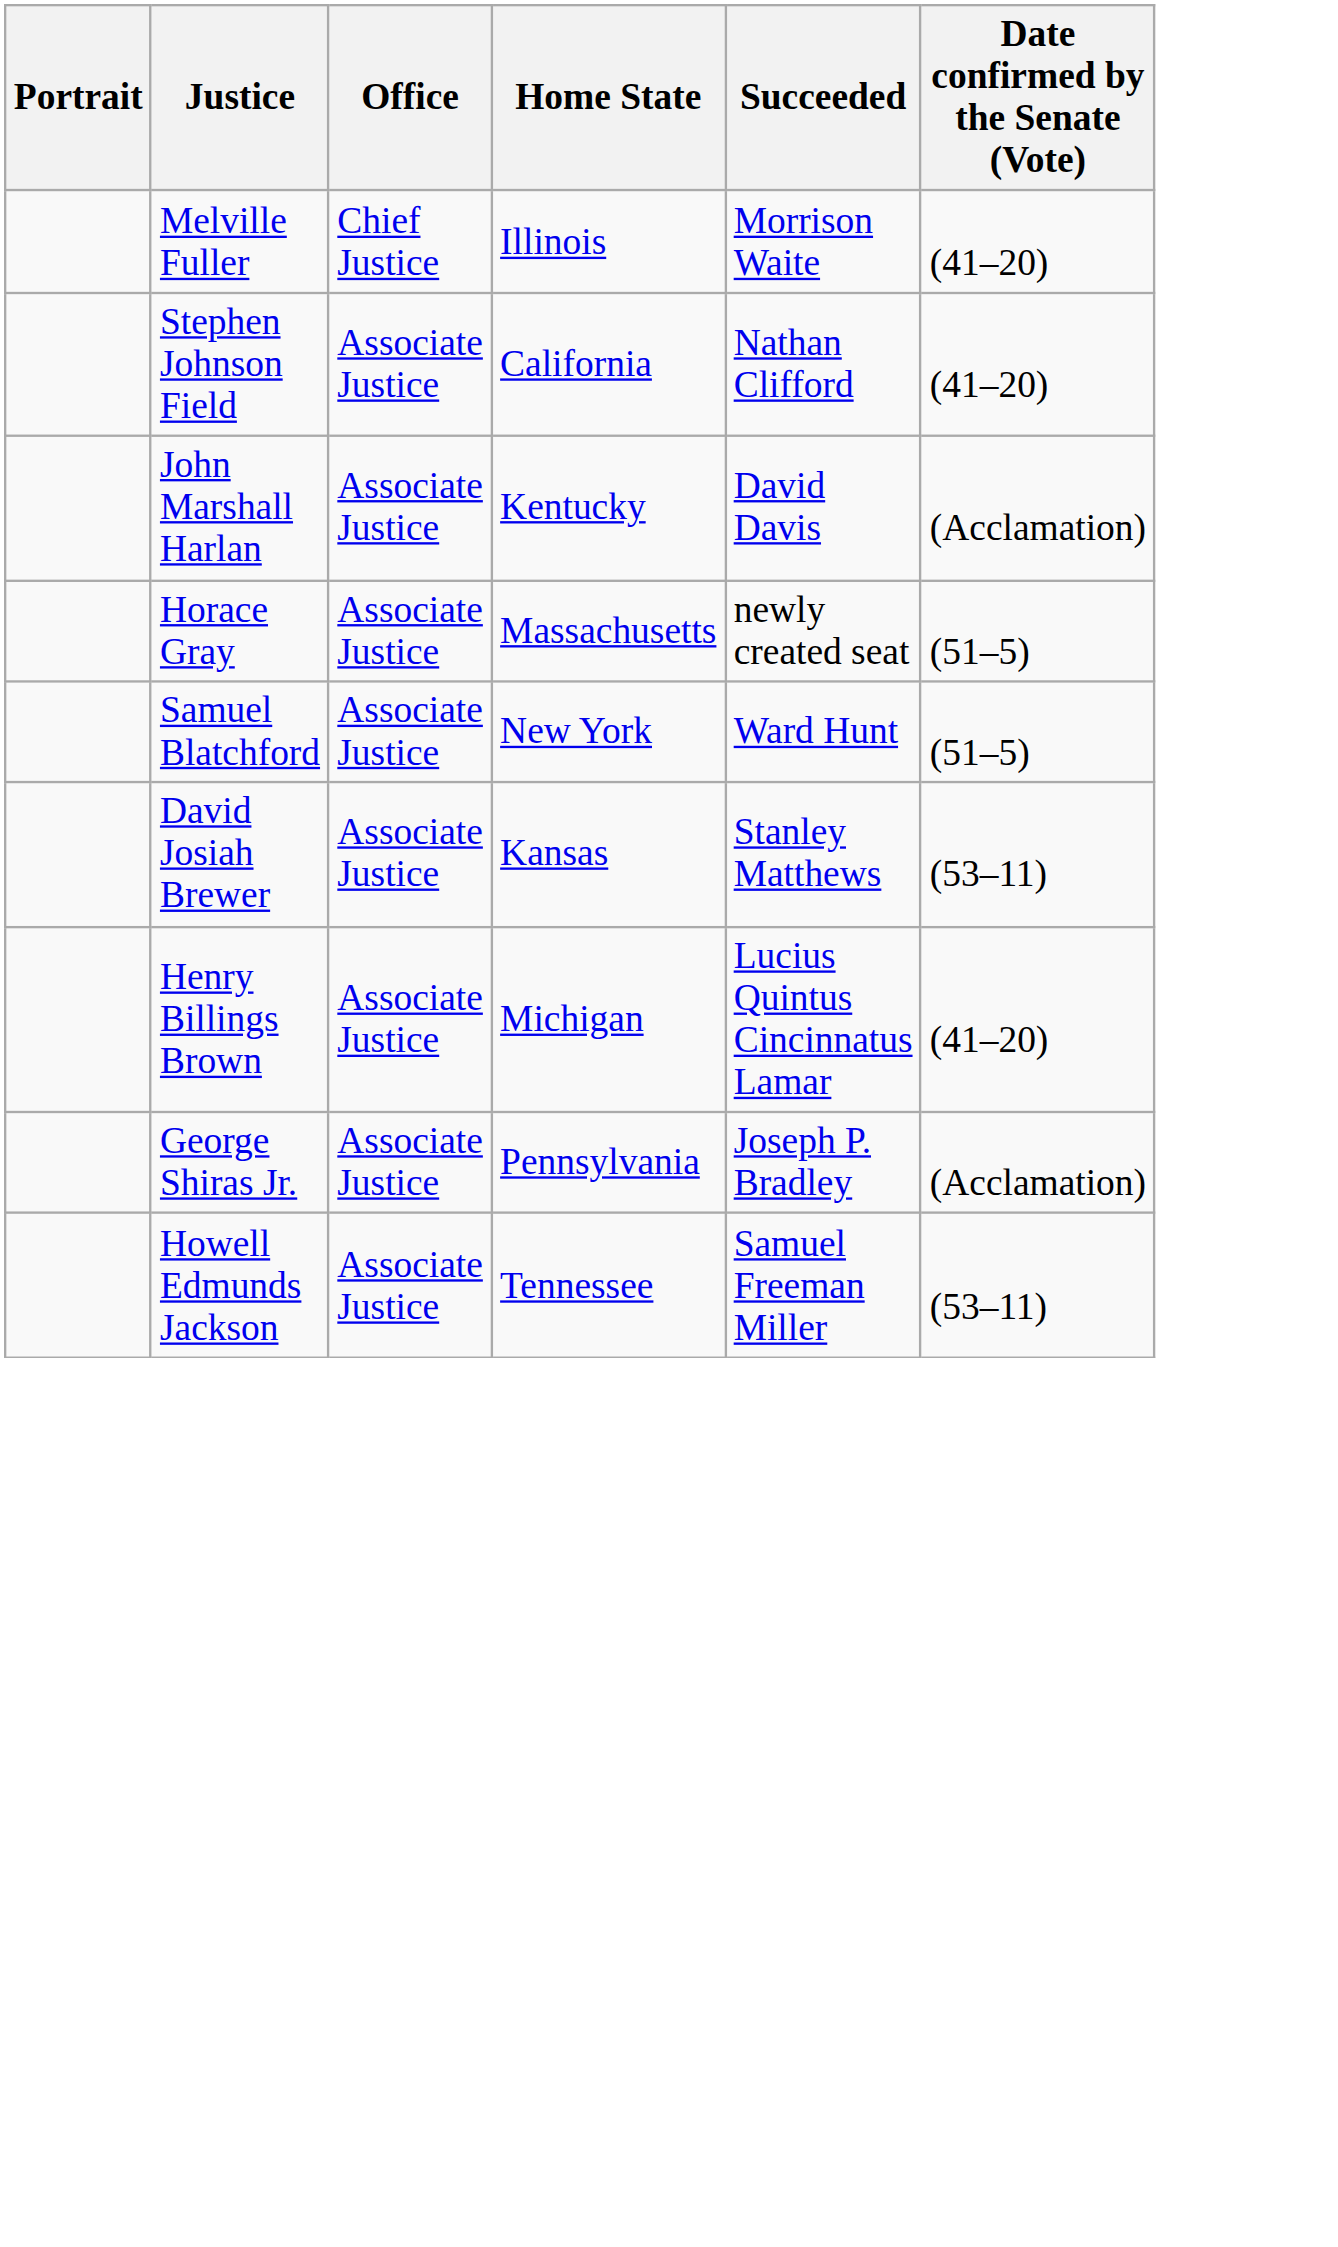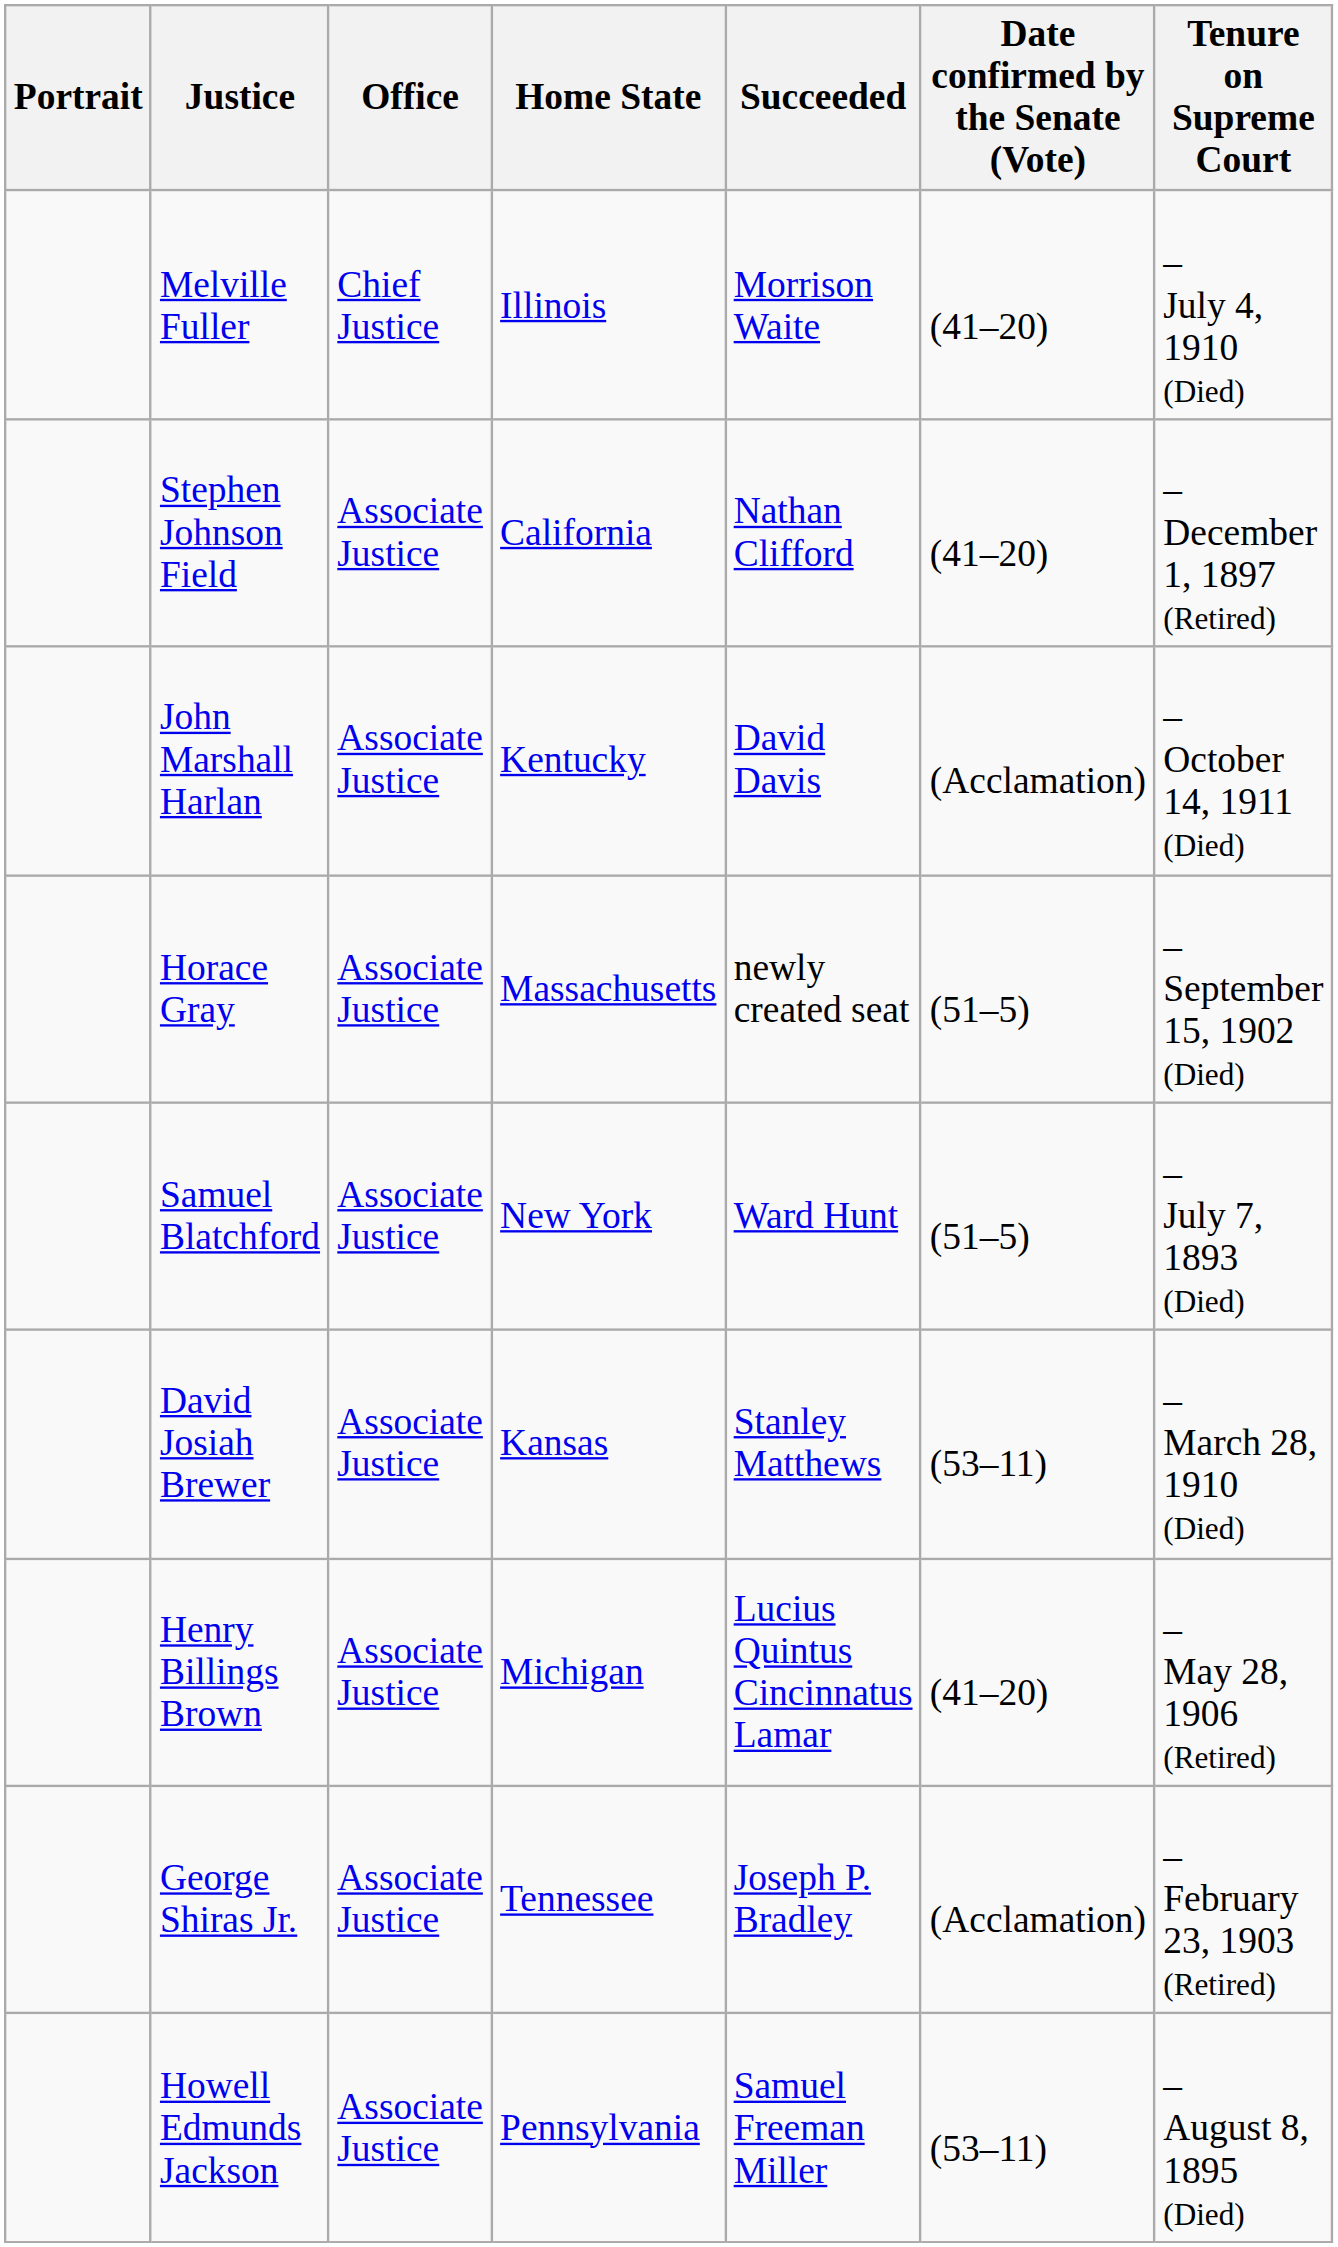+ column: (1243, 97)
(600, 1162) Pennsylvania -> (577, 1899) Tennessee
(577, 1284) Tennessee -> (600, 2127) Pennsylvania
